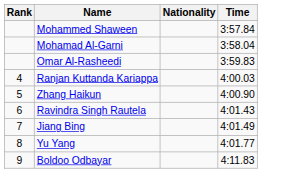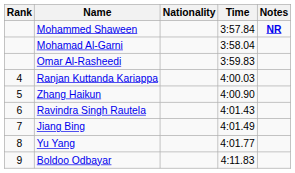+ column: (274, 13)
